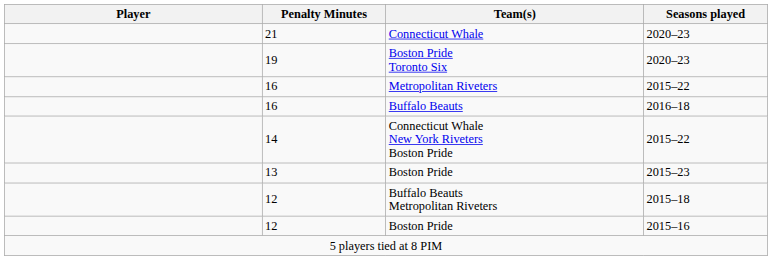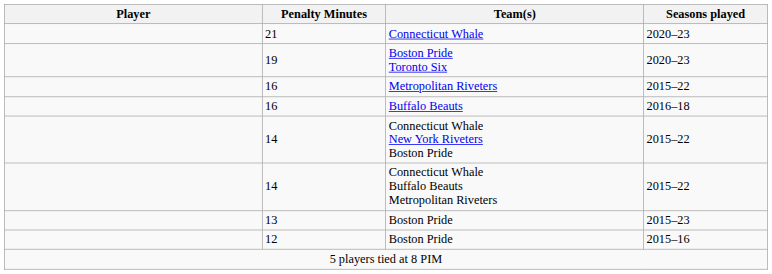+ row: (271, 186)
- row: (271, 199)
